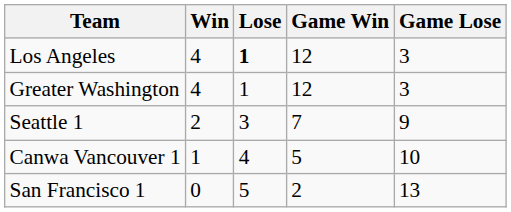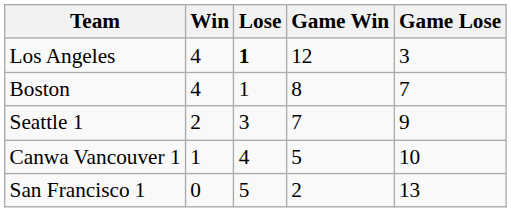- row: (95, 88)
+ row: (40, 88)
